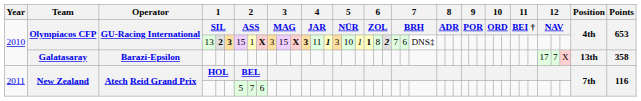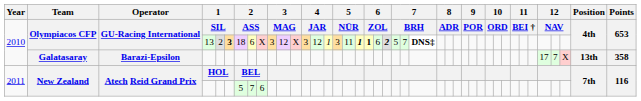(220, 42) bold -> (220, 42) normal
(241, 42) 15 -> (241, 42) 18
(252, 42) 1 -> (252, 42) 6
(262, 42) bold -> (262, 42) normal
(283, 42) 15 -> (283, 42) 12
(296, 42) bold -> (296, 42) normal
(306, 42) bold -> (306, 42) normal
(317, 42) 11 -> (317, 42) 12
(328, 42) bold -> (328, 42) normal
(348, 42) 10 -> (349, 42) 11
(360, 42) normal -> (360, 42) bold
(378, 42) 8 -> (378, 42) 6
(396, 42) 7 -> (396, 42) 5
(405, 42) 6 -> (405, 42) 7
(423, 42) normal -> (423, 42) bold
